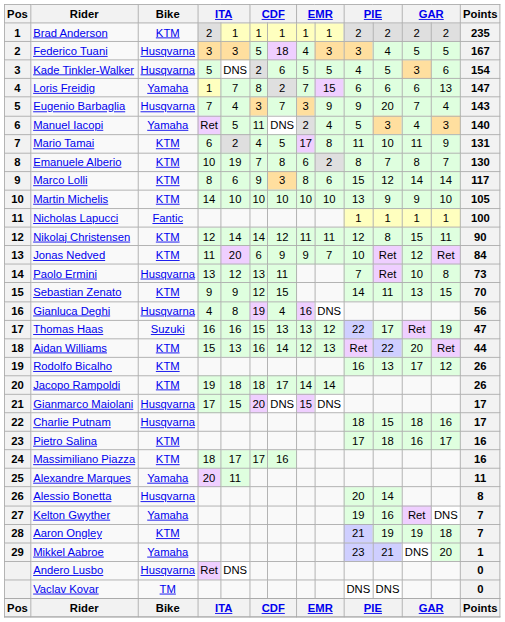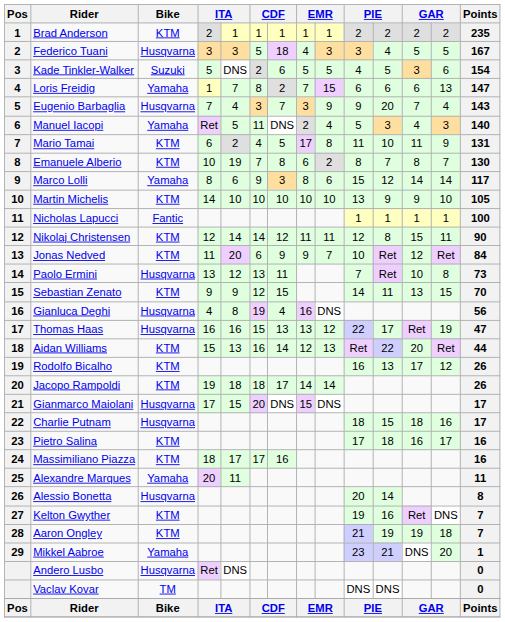(168, 69) Husqvarna -> (168, 69) Suzuki
(168, 181) KTM -> (168, 181) Yamaha
(168, 329) Suzuki -> (168, 329) Husqvarna
(168, 515) Yamaha -> (168, 515) KTM
